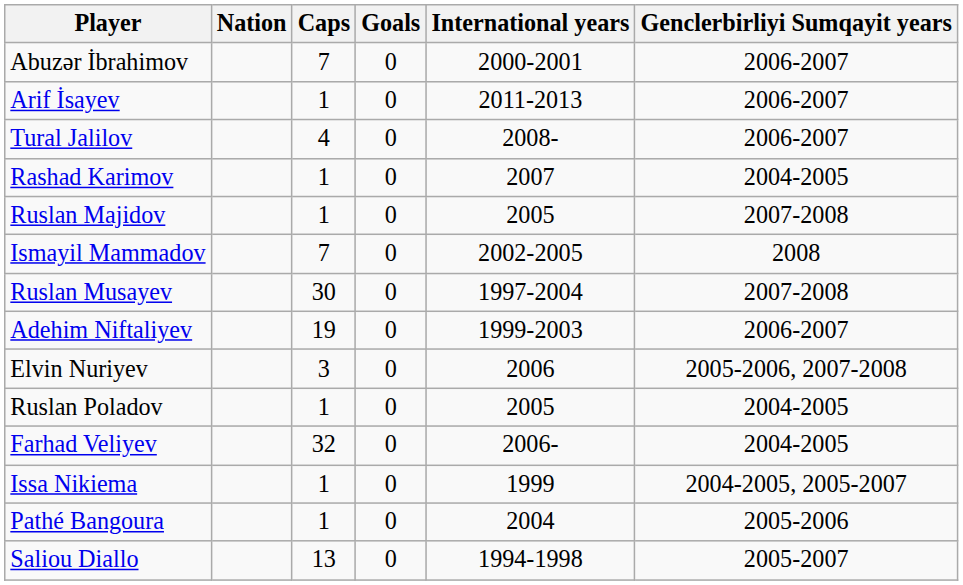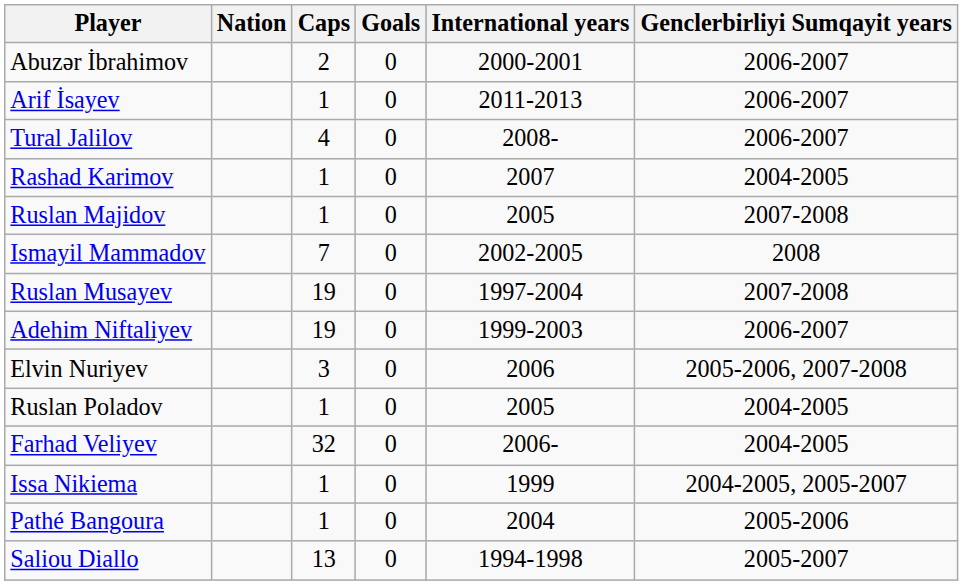(324, 61) 7 -> (324, 61) 2
(324, 291) 30 -> (324, 291) 19
